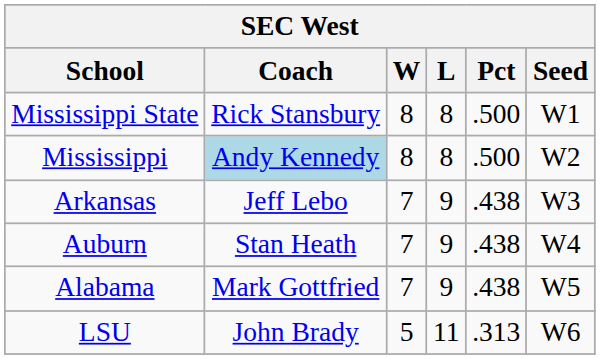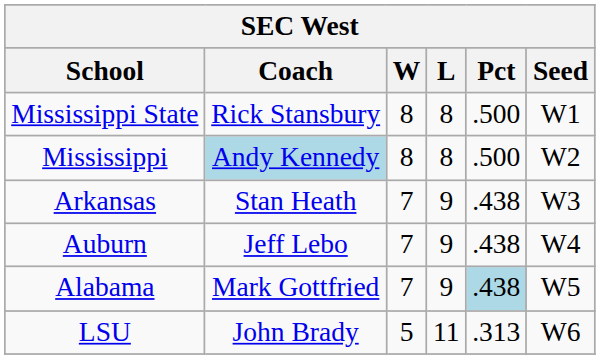(296, 200) Jeff Lebo -> (296, 200) Stan Heath
(296, 244) Stan Heath -> (296, 244) Jeff Lebo
(496, 288) no background -> (496, 288) lightblue background
